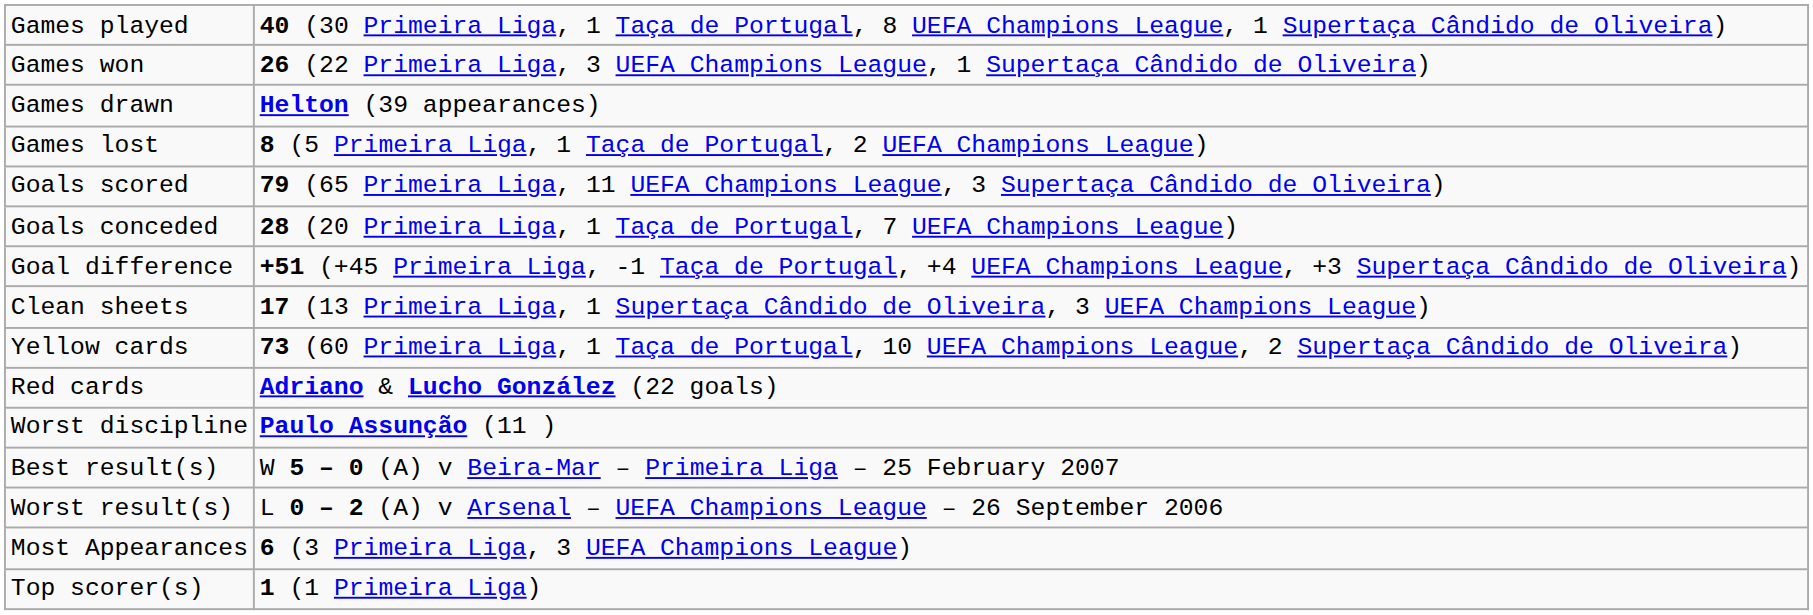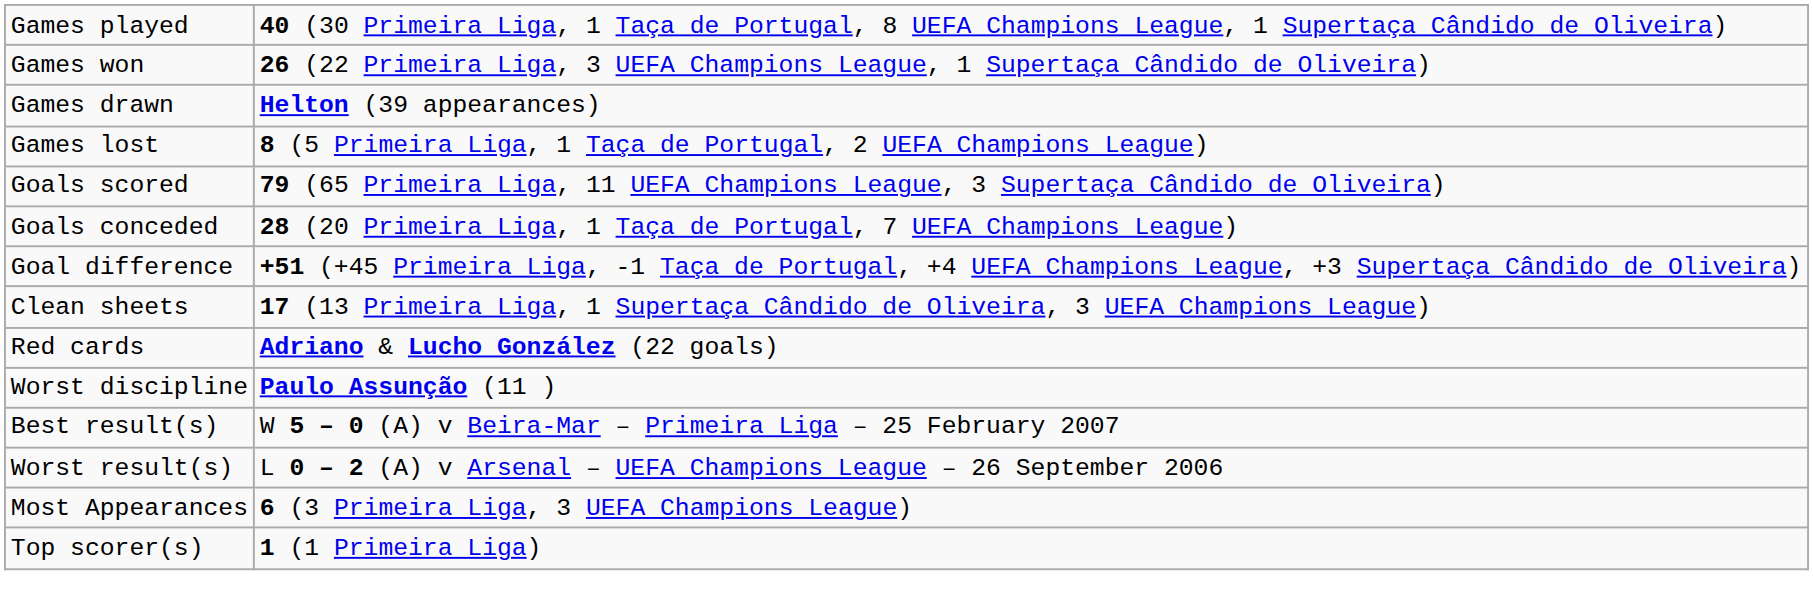- row: (100, 347)
